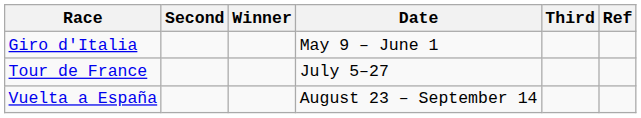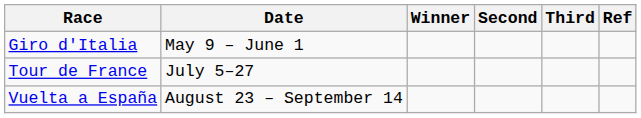columns swapped: (419, 18) <-> (195, 18)
